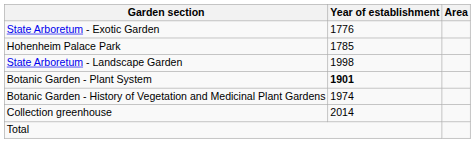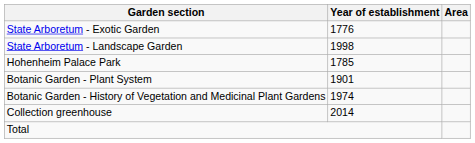rows swapped: (95, 63) <-> (64, 46)
(342, 79) bold -> (342, 79) normal
